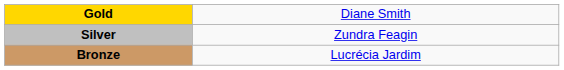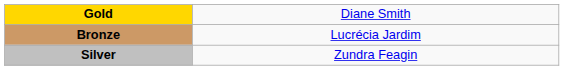rows swapped: (98, 34) <-> (98, 55)
